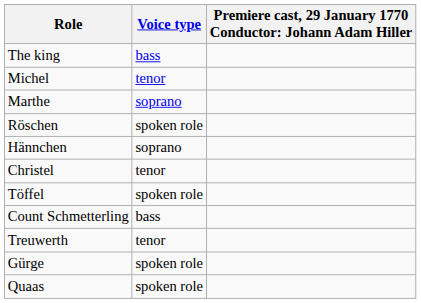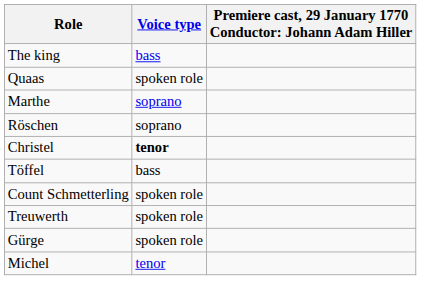rows swapped: (28, 78) <-> (26, 286)
(169, 124) spoken role -> (158, 124) soprano
- row: (37, 147)
(150, 170) normal -> (152, 147) bold
(169, 194) spoken role -> (148, 170) bass
(148, 217) bass -> (169, 194) spoken role
(150, 240) tenor -> (169, 217) spoken role
